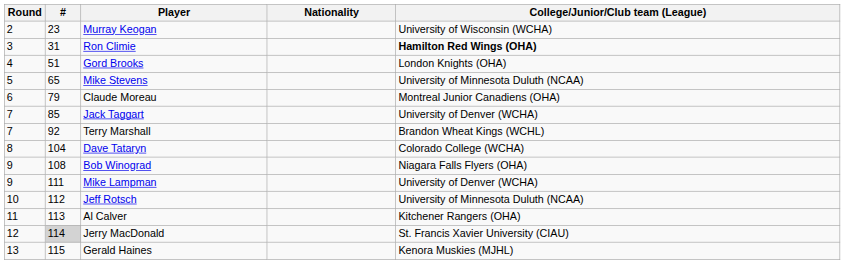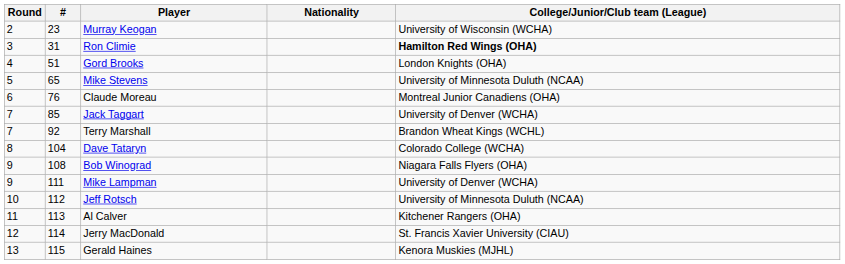(54, 98) 79 -> (54, 98) 76
(56, 234) lightgrey background -> (56, 234) no background
